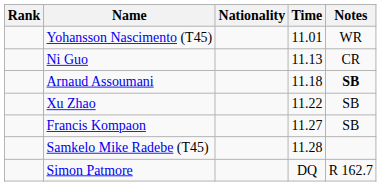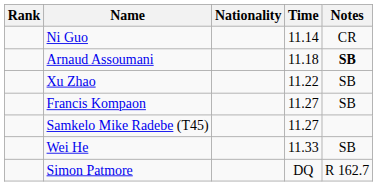- row: (129, 37)
(307, 59) 11.13 -> (303, 37) 11.14
(307, 147) 11.28 -> (303, 125) 11.27
+ row: (67, 147)
